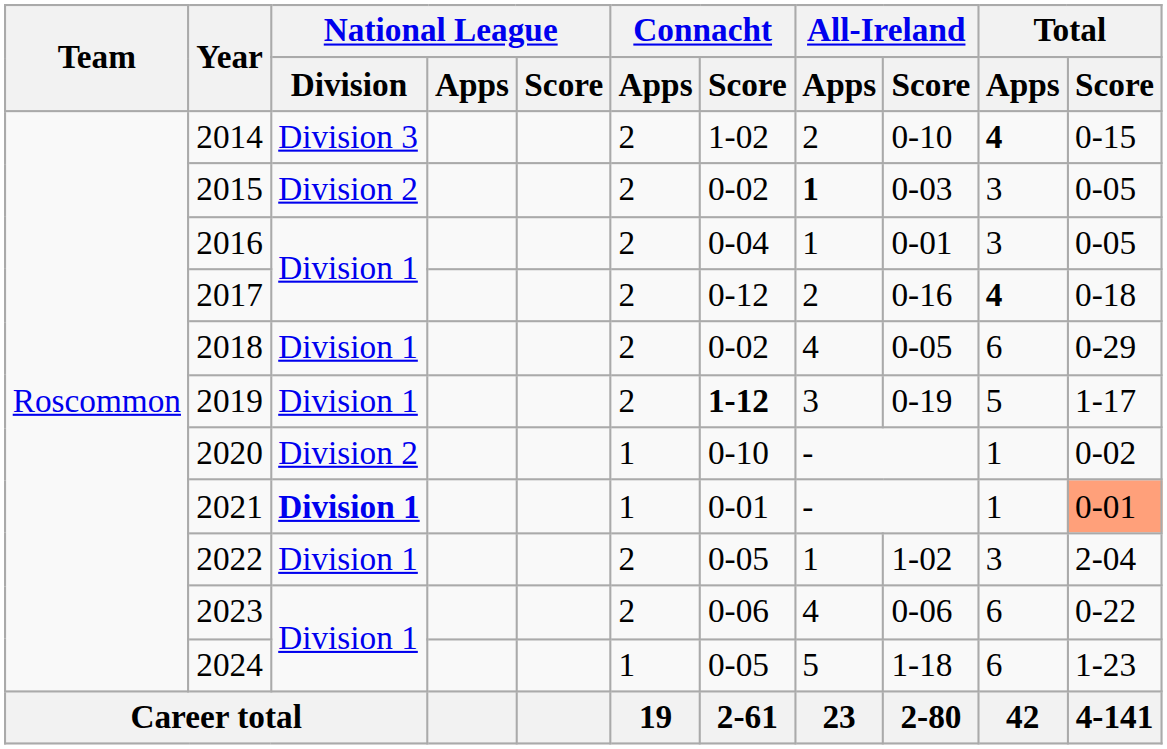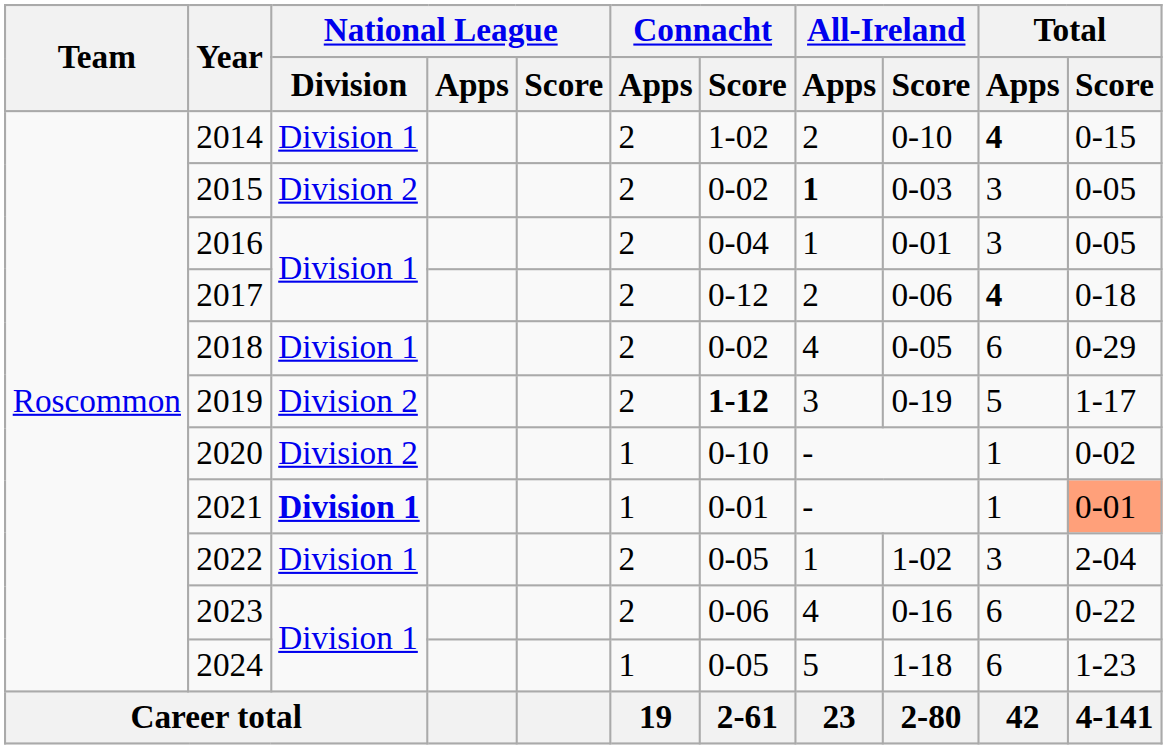(348, 136) Division 3 -> (348, 136) Division 1
(922, 294) 0-16 -> (922, 294) 0-06
(348, 400) Division 1 -> (348, 400) Division 2
(922, 611) 0-06 -> (922, 611) 0-16
